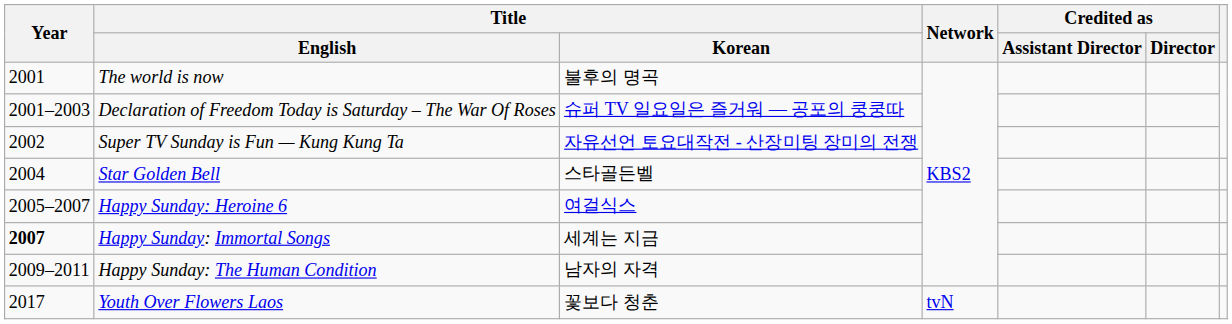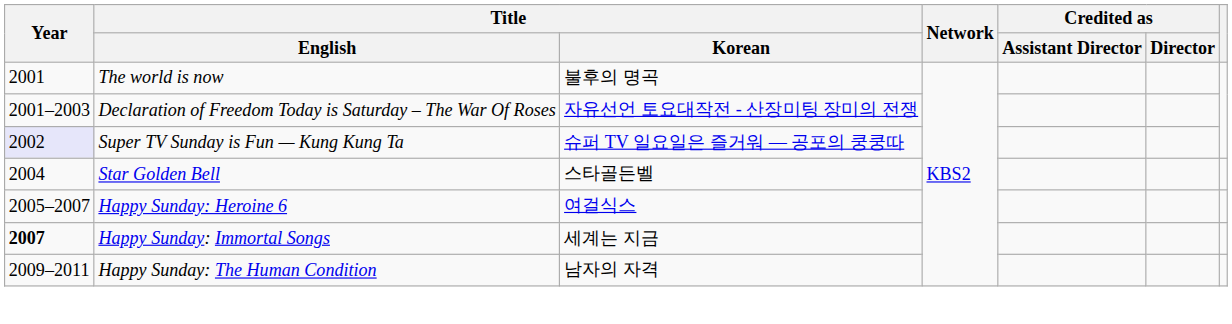(734, 109) 슈퍼 TV 일요일은 즐거워 — 공포의 쿵쿵따 -> (741, 109) 자유선언 토요대작전 - 산장미팅 장미의 전쟁
(27, 142) no background -> (27, 142) lavender background
(741, 141) 자유선언 토요대작전 - 산장미팅 장미의 전쟁 -> (734, 141) 슈퍼 TV 일요일은 즐거워 — 공포의 쿵쿵따
- row: (191, 302)
